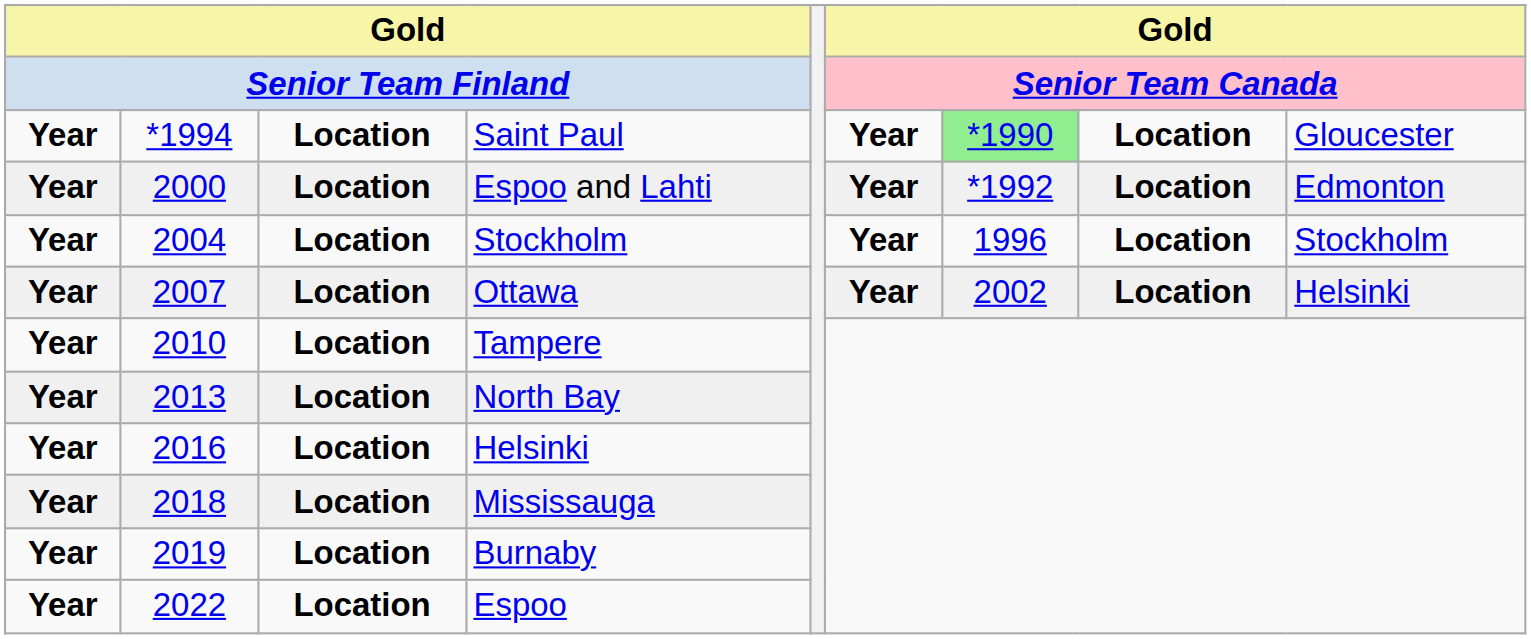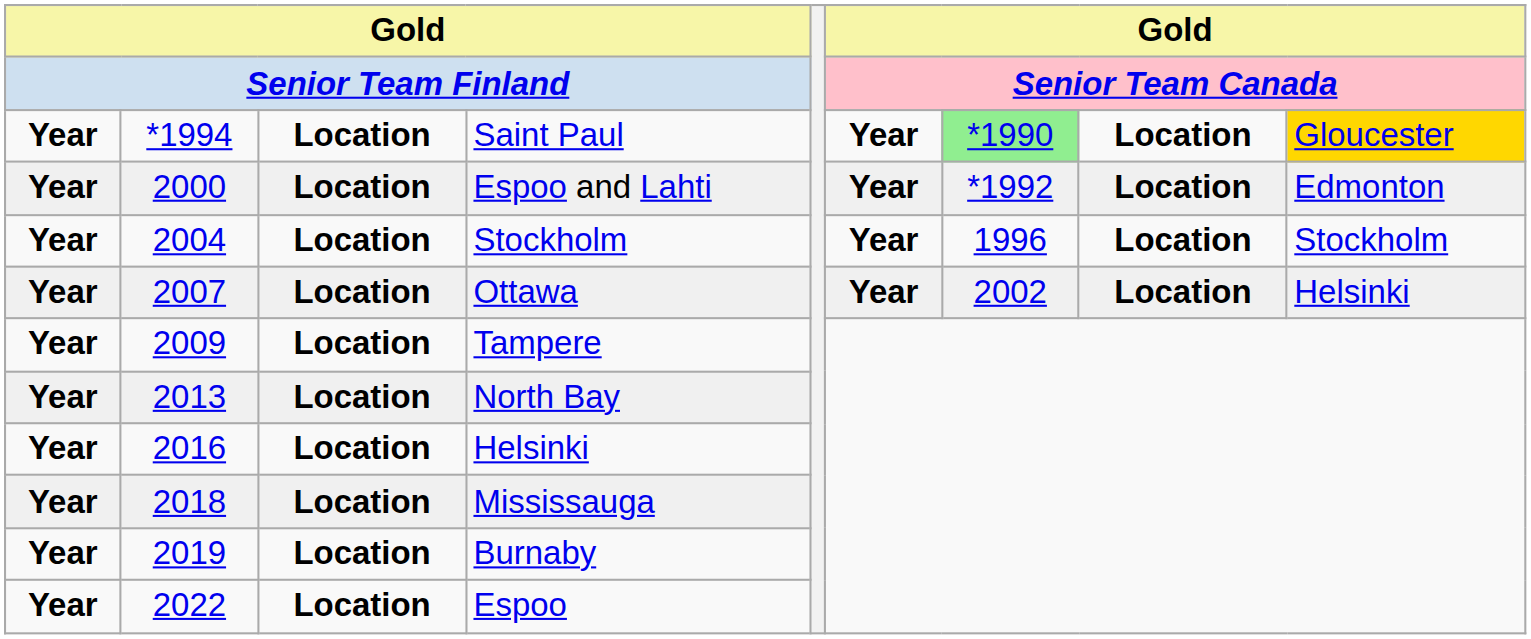(1374, 135) no background -> (1374, 135) gold background
(189, 344) 2010 -> (189, 344) 2009
